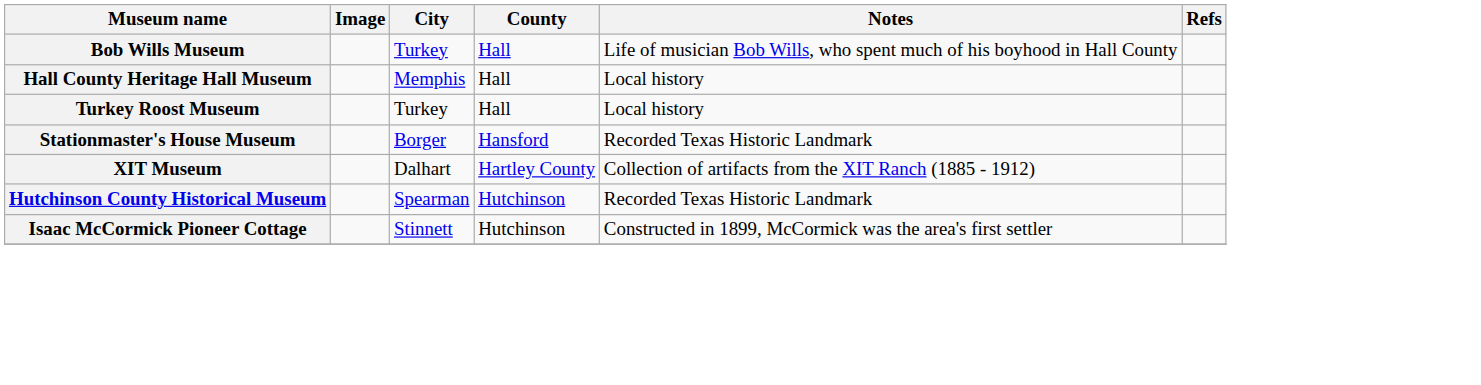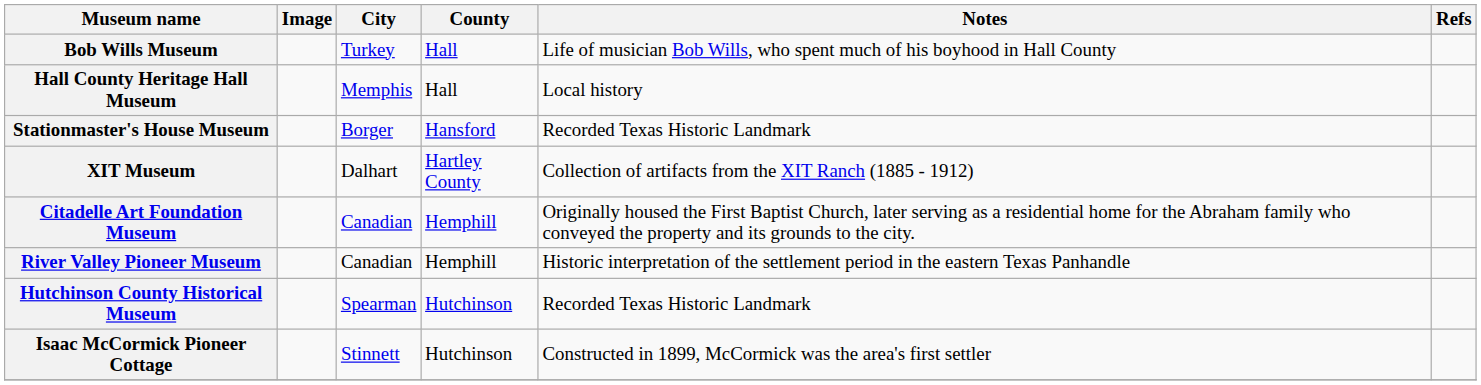- row: (168, 109)
+ row: (141, 222)
+ row: (141, 262)
